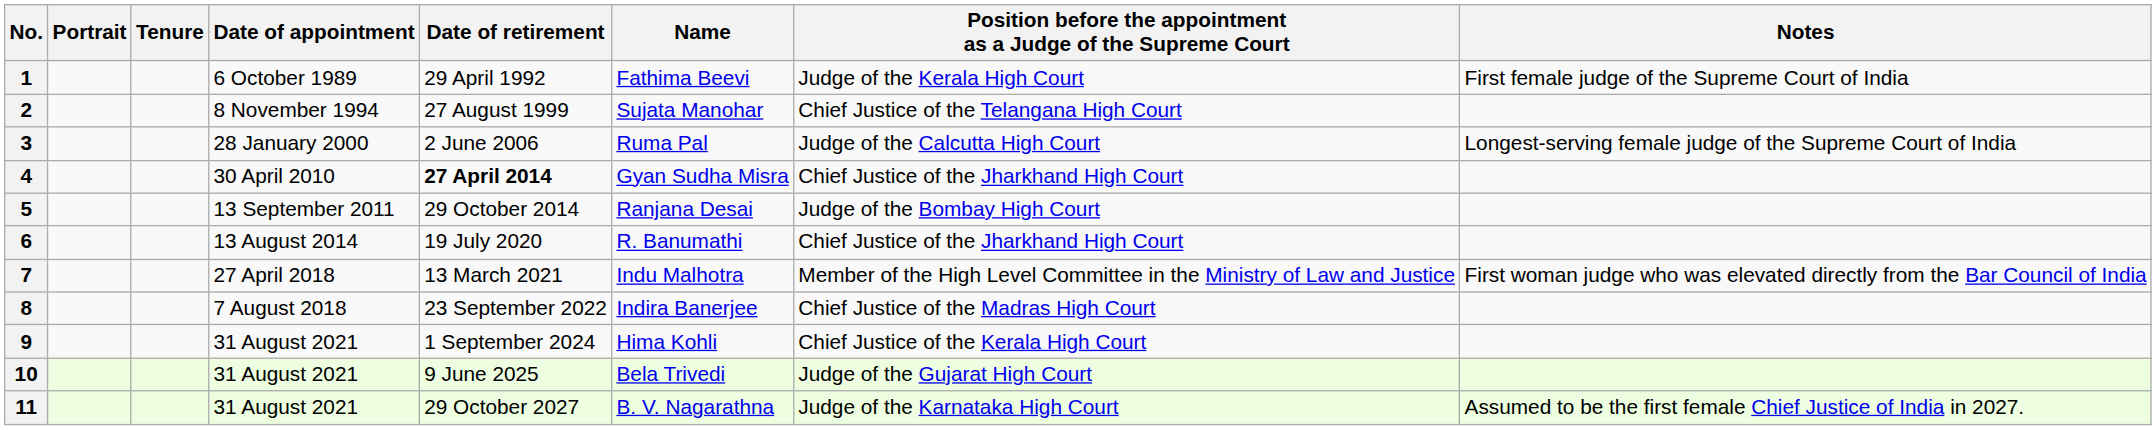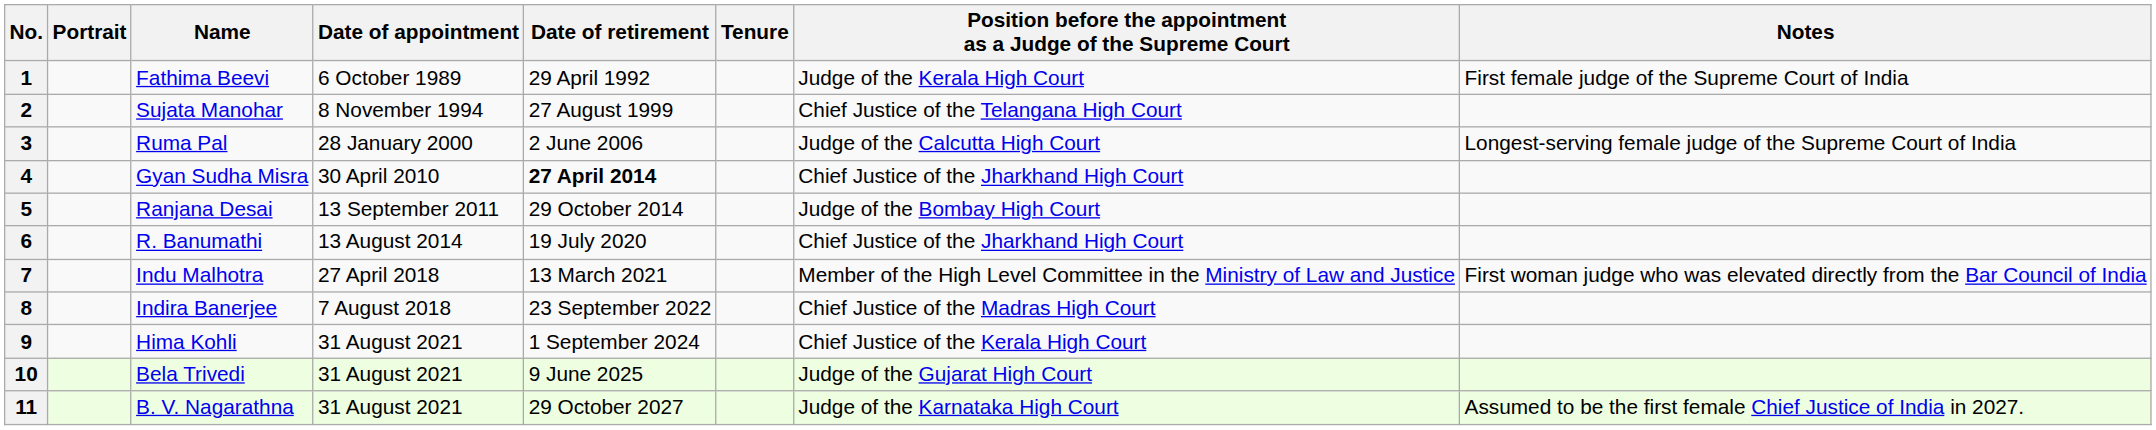columns swapped: (703, 32) <-> (170, 32)
